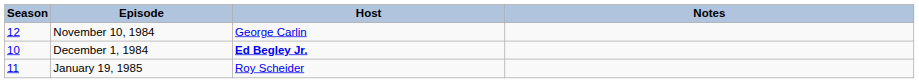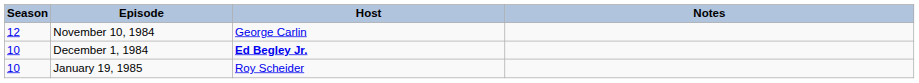(13, 68) 11 -> (13, 68) 10
